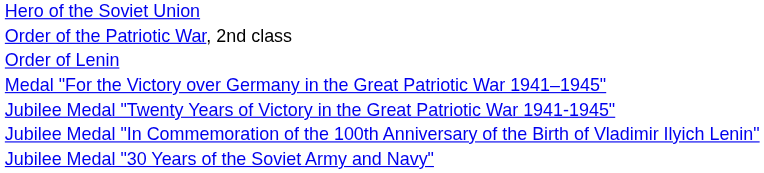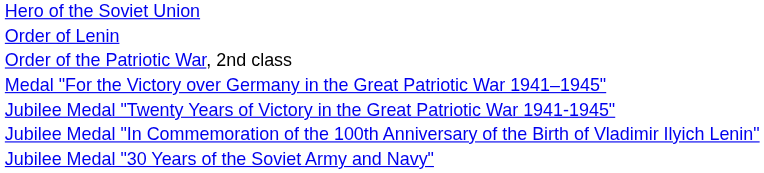rows swapped: (62, 60) <-> (148, 36)
